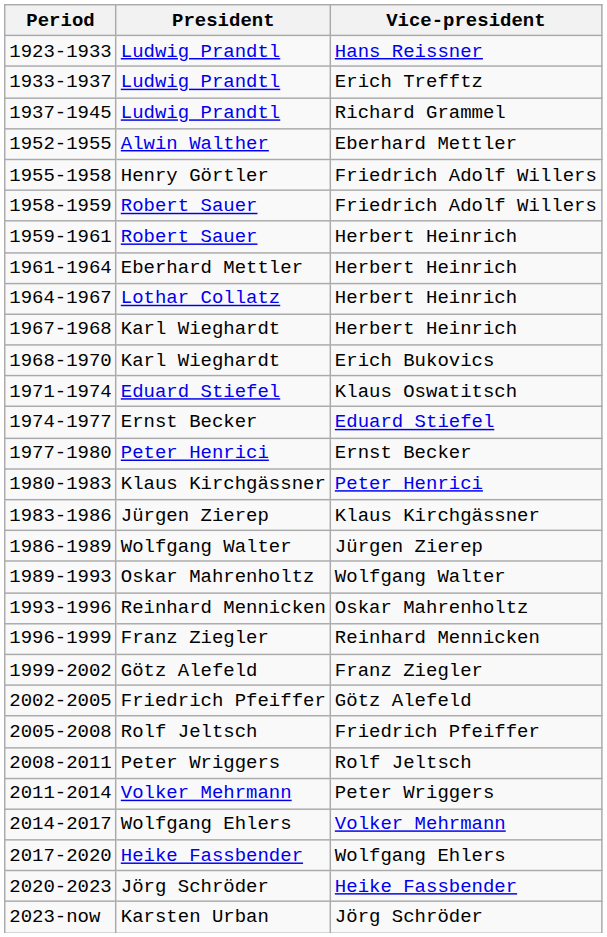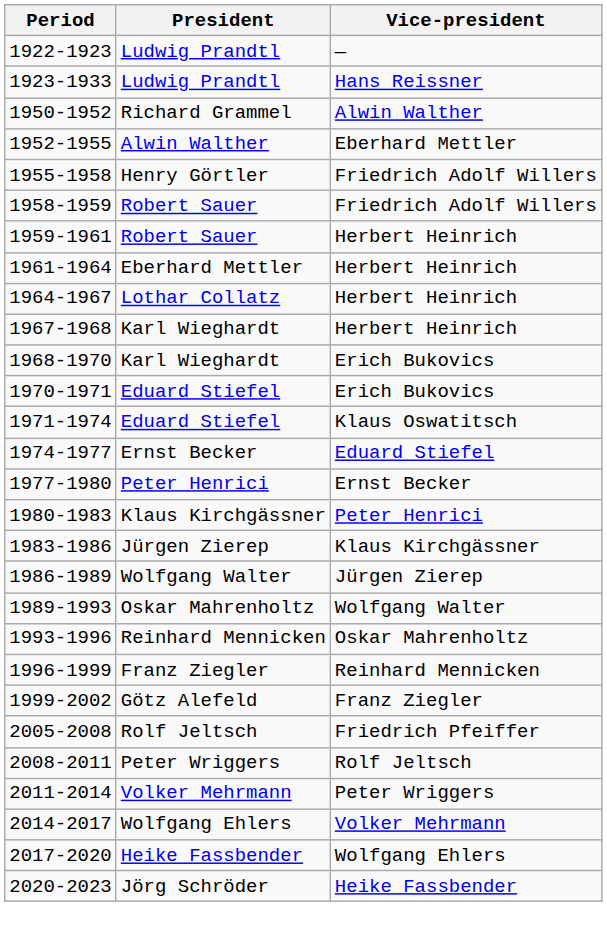+ row: (61, 51)
- row: (61, 82)
- row: (61, 113)
+ row: (61, 113)
+ row: (61, 391)
- row: (61, 701)
- row: (55, 917)
